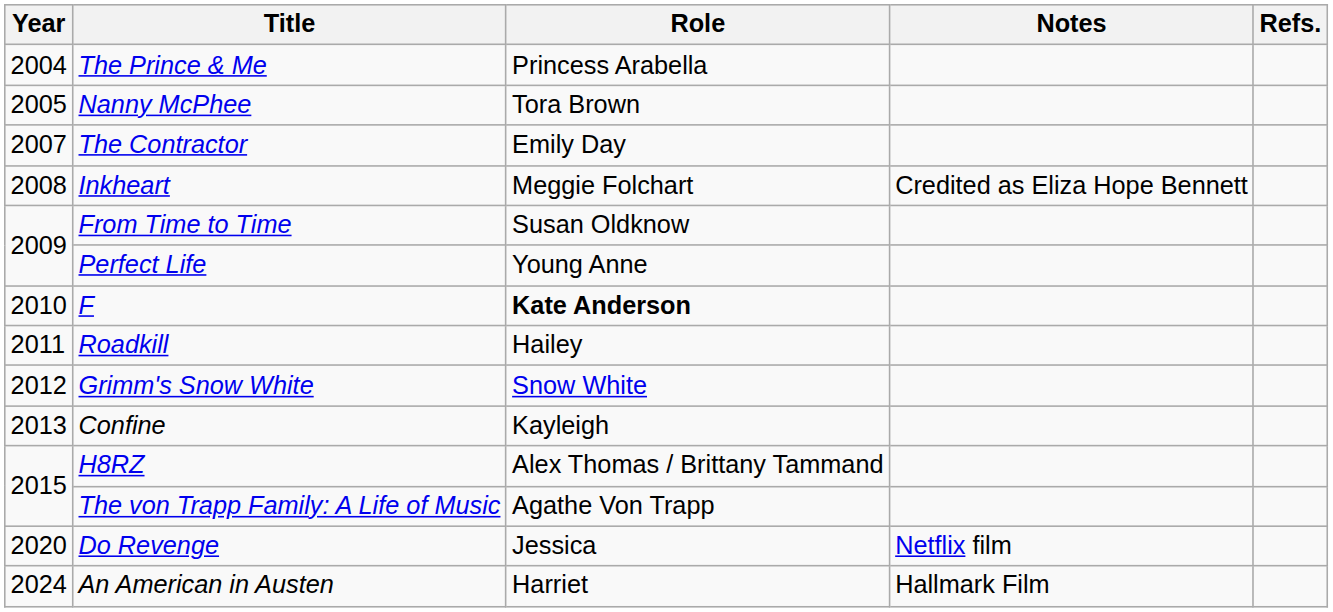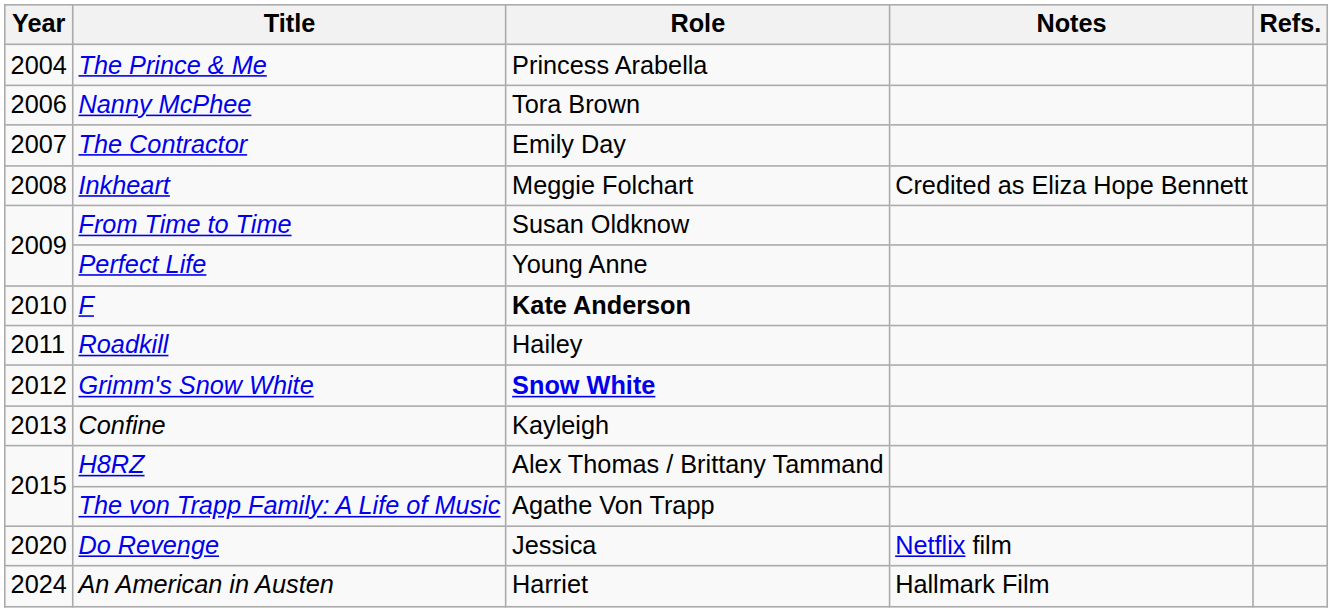(39, 104) 2005 -> (39, 104) 2006
(580, 385) normal -> (584, 385) bold
